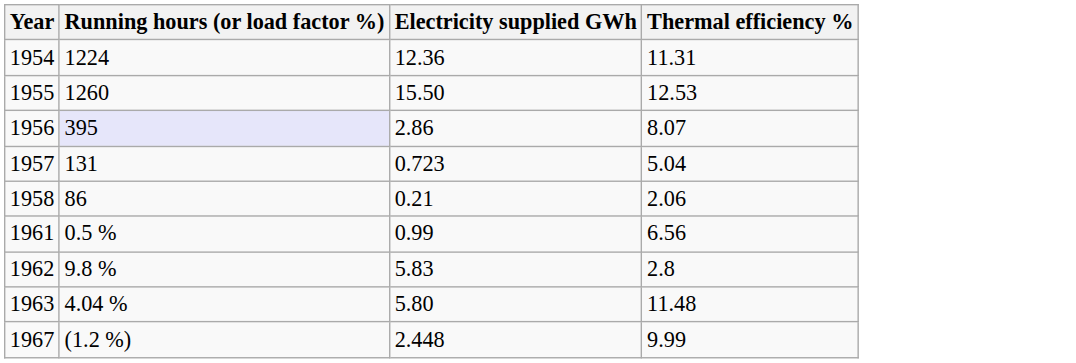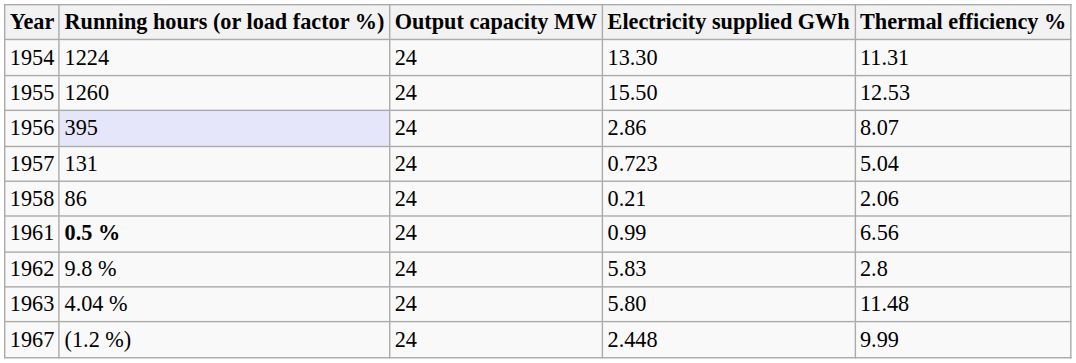+ column: (496, 22)
(420, 57) 12.36 -> (633, 57) 13.30
(90, 233) normal -> (92, 233) bold
